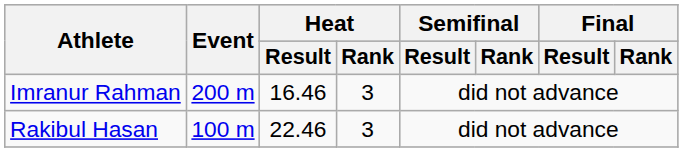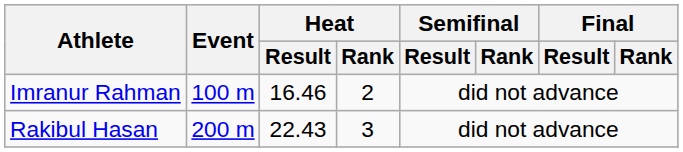(223, 93) 200 m -> (223, 93) 100 m
(368, 93) 3 -> (368, 93) 2
(223, 129) 100 m -> (223, 129) 200 m
(298, 129) 22.46 -> (298, 129) 22.43
